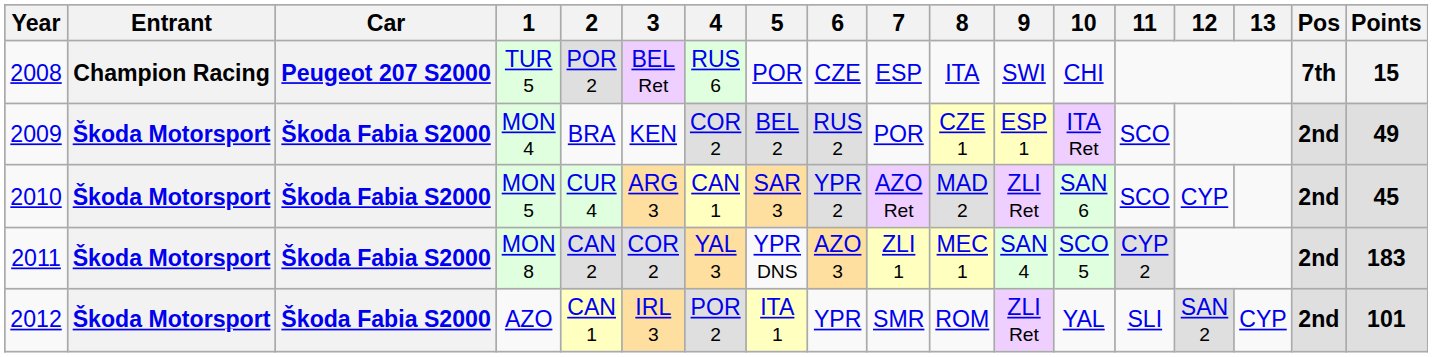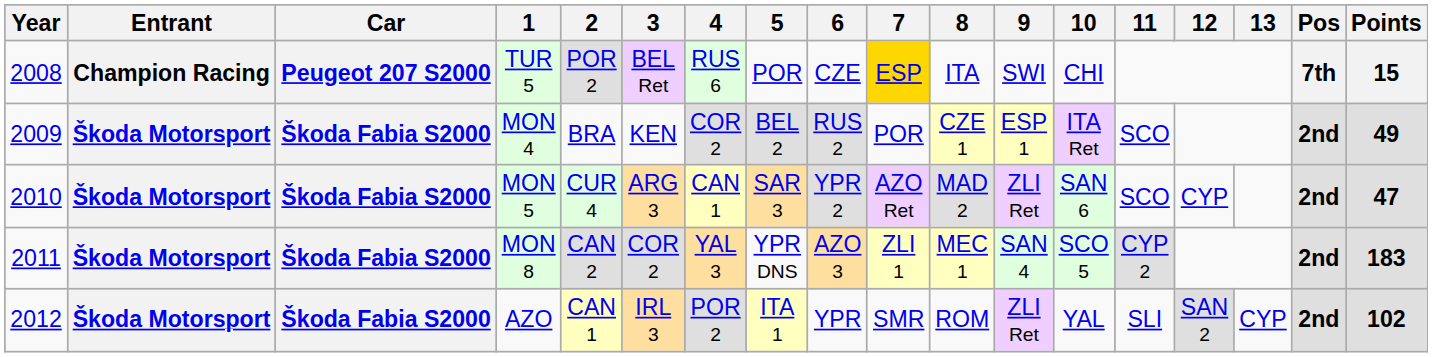(899, 72) no background -> (899, 72) gold background
(1386, 196) 45 -> (1386, 196) 47
(1386, 320) 101 -> (1386, 320) 102
